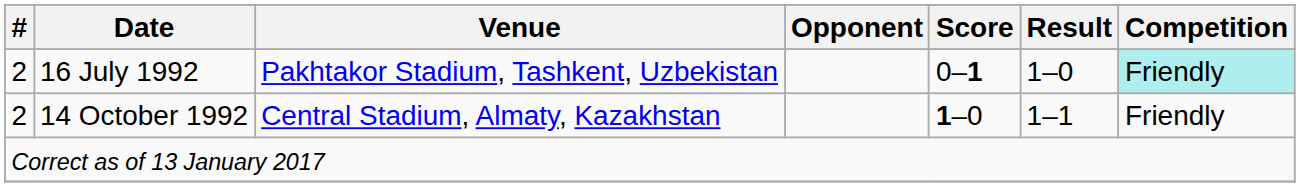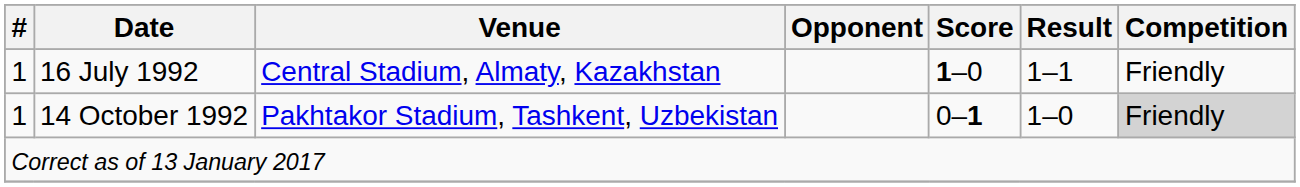(19, 72) 2 -> (19, 72) 1
(520, 72) Pakhtakor Stadium, Tashkent, Uzbekistan -> (491, 72) Central Stadium, Almaty, Kazakhstan
(959, 72) 0–1 -> (959, 72) 1–0
(1050, 72) 1–0 -> (1050, 72) 1–1
(1175, 72) paleturquoise background -> (1175, 72) no background
(19, 116) 2 -> (19, 116) 1
(491, 116) Central Stadium, Almaty, Kazakhstan -> (520, 116) Pakhtakor Stadium, Tashkent, Uzbekistan
(959, 116) 1–0 -> (959, 116) 0–1
(1050, 116) 1–1 -> (1050, 116) 1–0
(1175, 116) no background -> (1175, 116) lightgrey background
